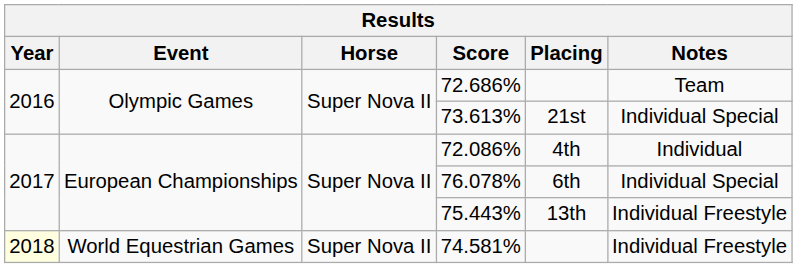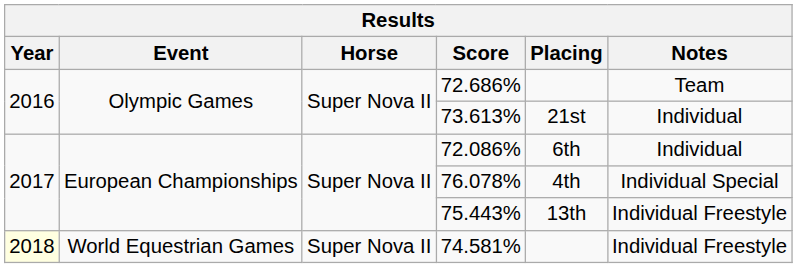(699, 117) Individual Special -> (699, 117) Individual
(566, 149) 4th -> (566, 149) 6th
(566, 181) 6th -> (566, 181) 4th
